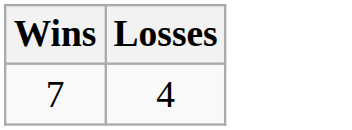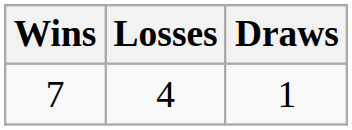+ column: (287, 34)
